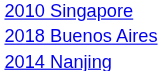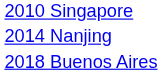rows swapped: (58, 61) <-> (81, 36)
